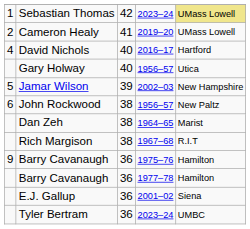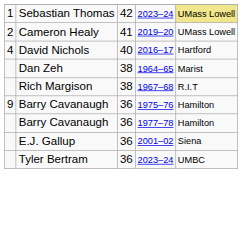- row: (52, 68)
- row: (54, 86)
- row: (60, 104)
